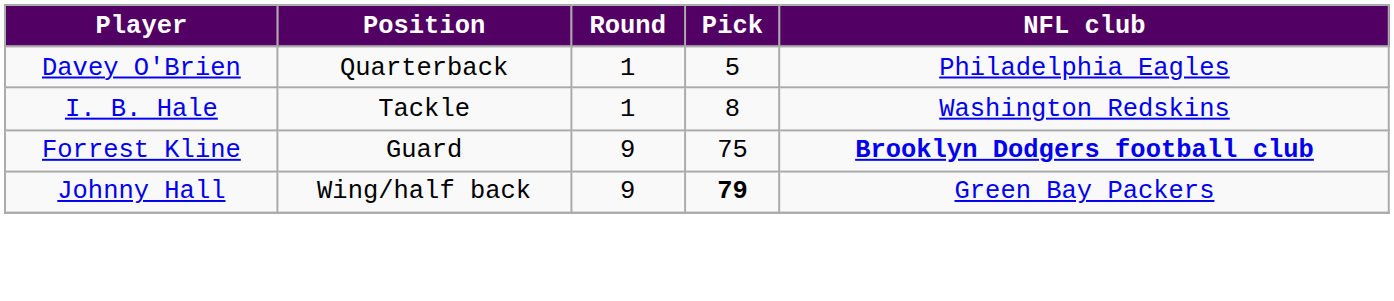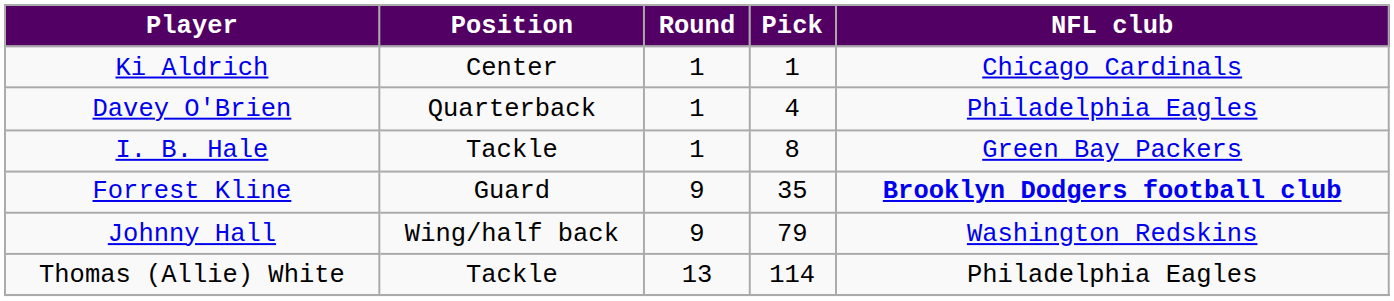+ row: (192, 67)
(732, 67) 5 -> (792, 109) 4
(1084, 109) Washington Redskins -> (1112, 150) Green Bay Packers
(732, 150) 75 -> (792, 192) 35
(732, 192) bold -> (792, 233) normal
(1084, 192) Green Bay Packers -> (1112, 233) Washington Redskins
+ row: (192, 275)
